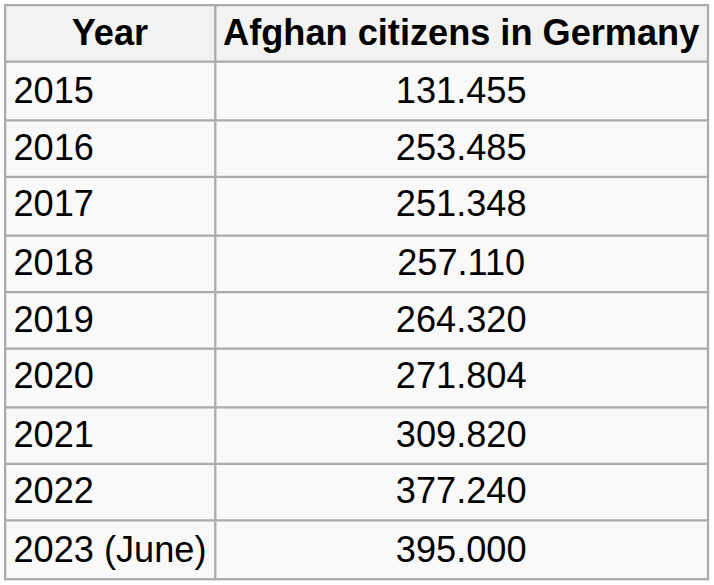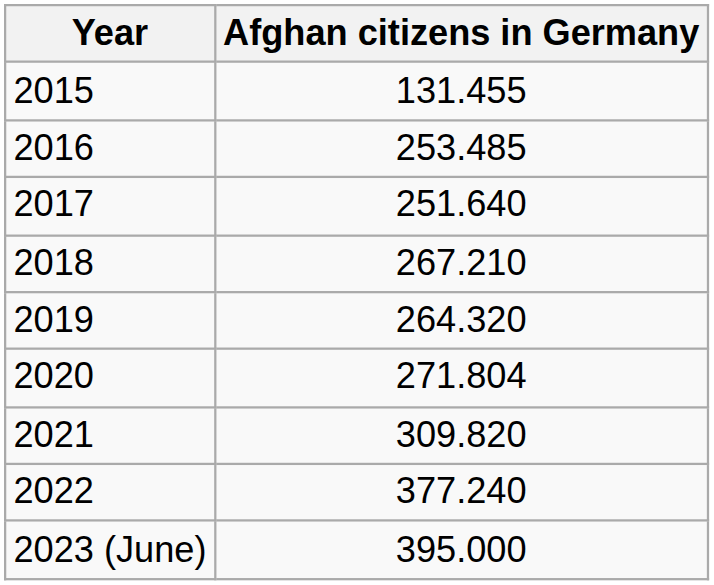(461, 205) 251.348 -> (461, 205) 251.640
(461, 262) 257.110 -> (461, 262) 267.210
